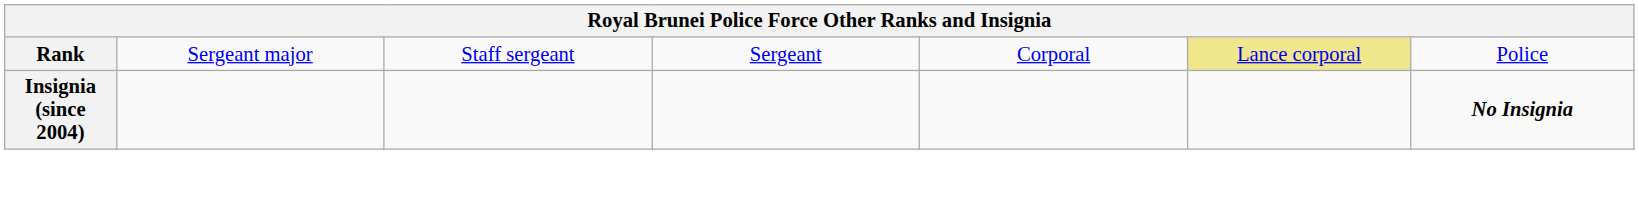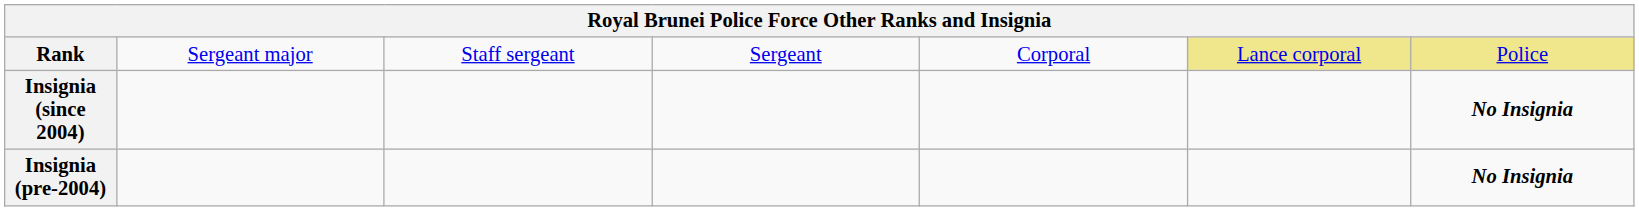(1522, 53) no background -> (1522, 53) khaki background
+ row: (60, 177)
